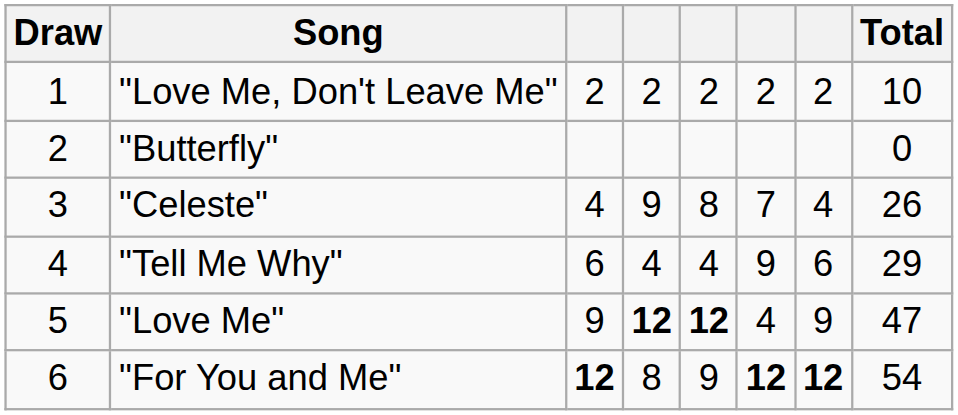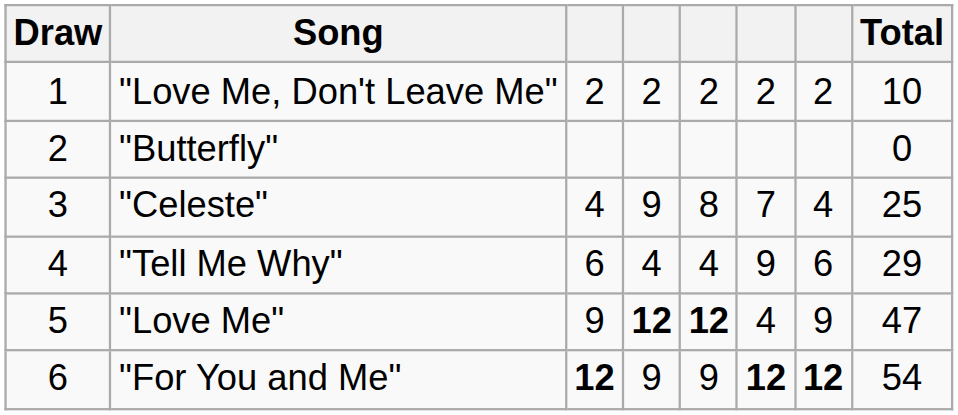(902, 206) 26 -> (902, 206) 25
(652, 378) 8 -> (652, 378) 9
